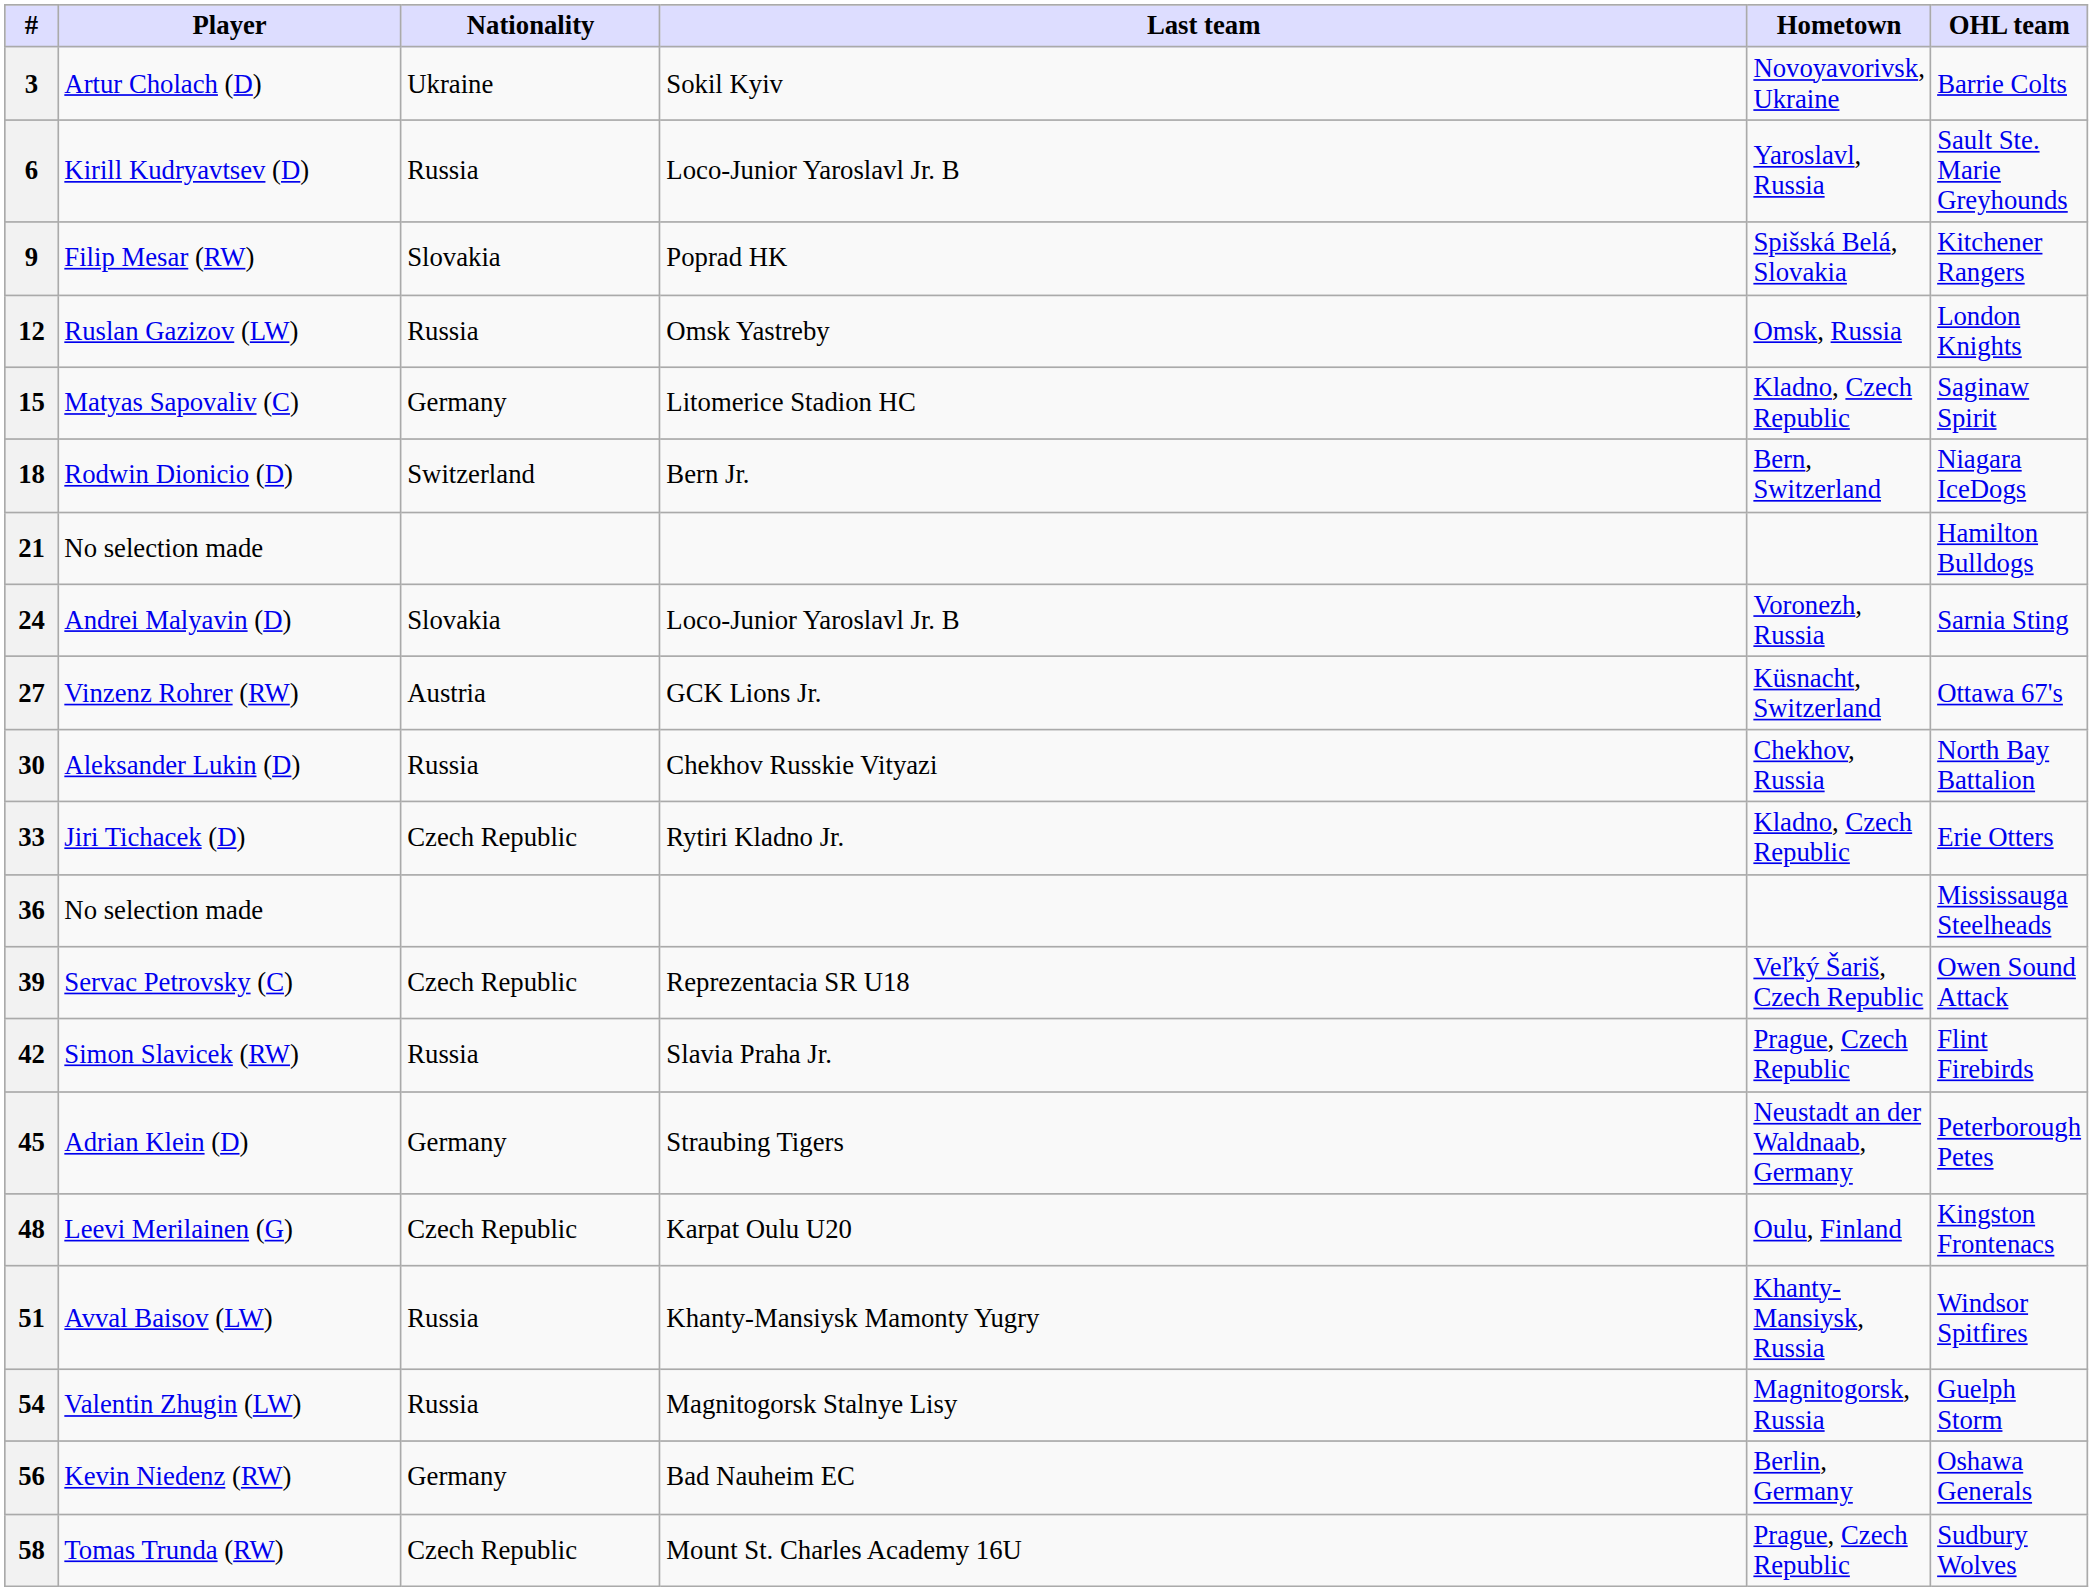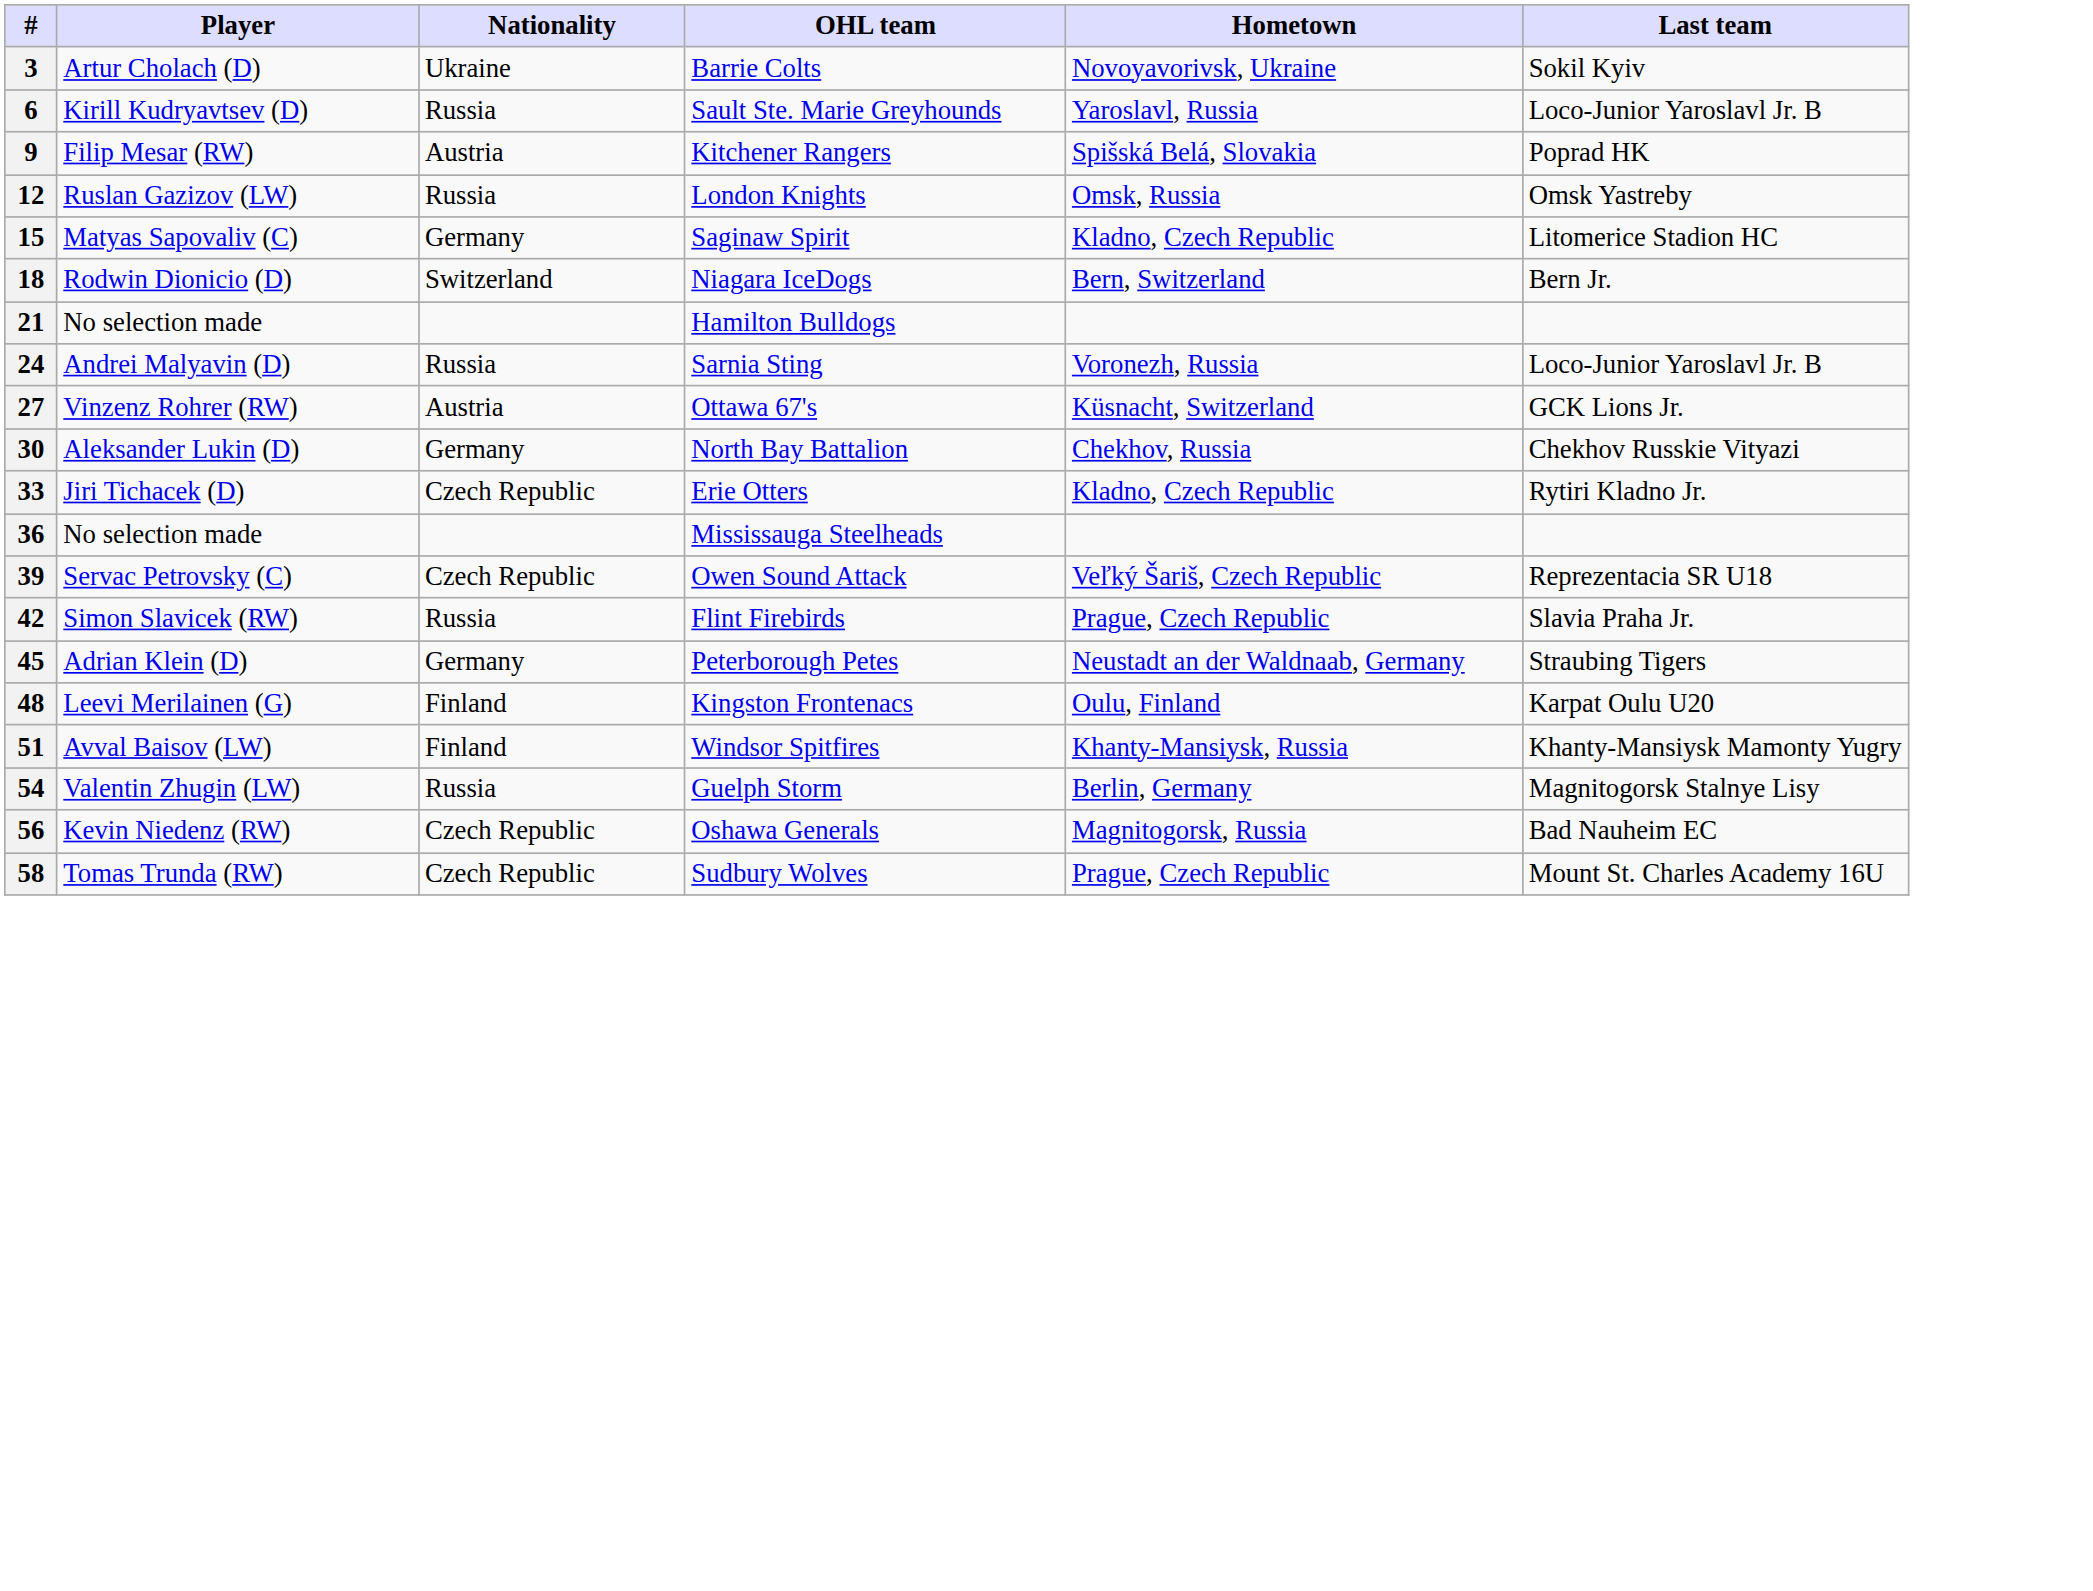columns swapped: (2009, 25) <-> (1204, 25)
(454, 258) Slovakia -> (464, 152) Austria
(454, 620) Slovakia -> (461, 364) Russia
(443, 765) Russia -> (475, 449) Germany
(492, 1229) Czech Republic -> (466, 703) Finland
(443, 1317) Russia -> (466, 746) Finland
(1832, 1404) Magnitogorsk, Russia -> (1162, 788) Berlin, Germany
(457, 1477) Germany -> (510, 830) Czech Republic
(1803, 1477) Berlin, Germany -> (1189, 830) Magnitogorsk, Russia
